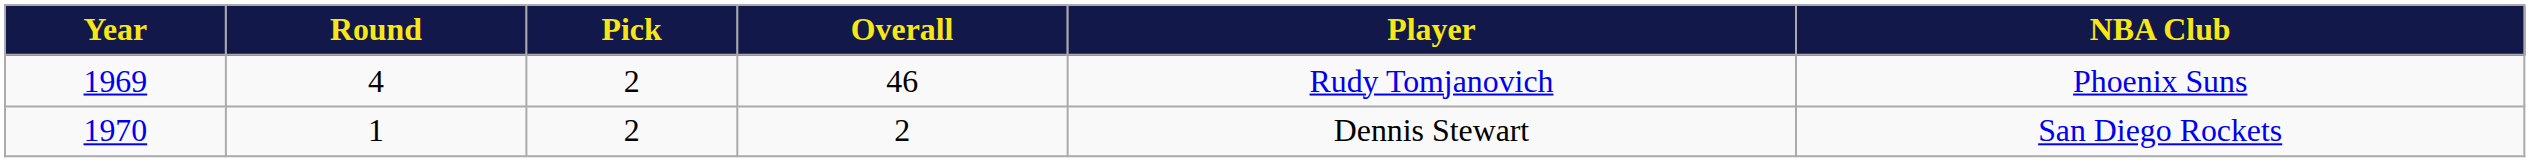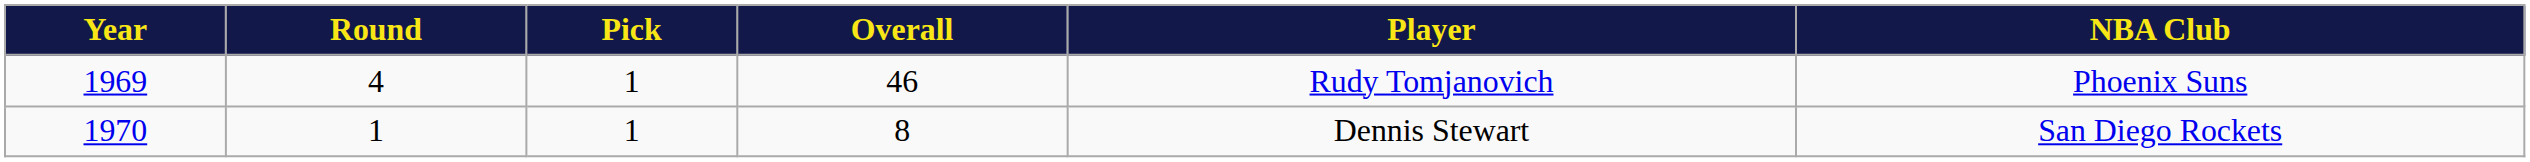(632, 80) 2 -> (632, 80) 1
(632, 130) 2 -> (632, 130) 1
(902, 130) 2 -> (902, 130) 8
